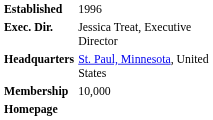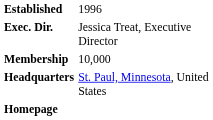rows swapped: (39, 59) <-> (36, 91)
